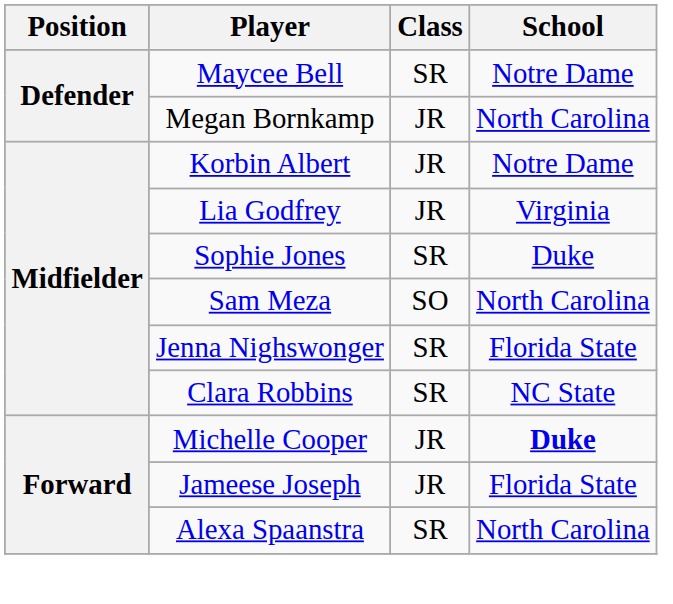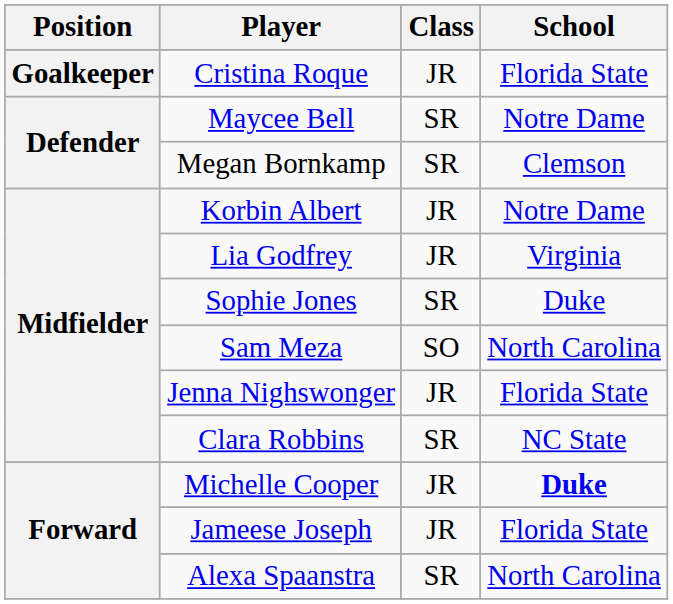+ row: (281, 73)
(430, 118) JR -> (441, 164) SR
(563, 118) North Carolina -> (574, 164) Clemson
(430, 347) SR -> (441, 392) JR
